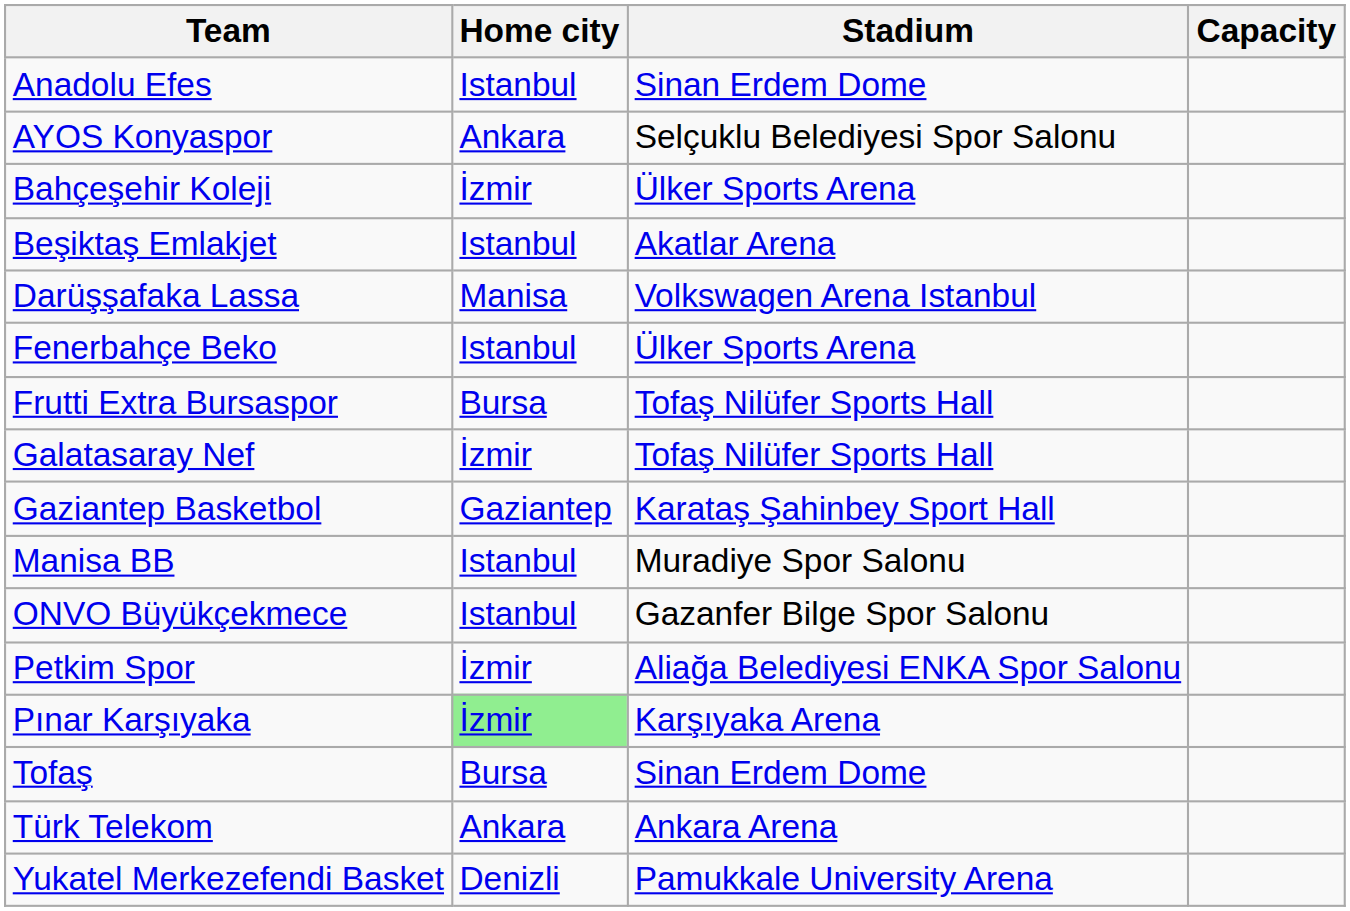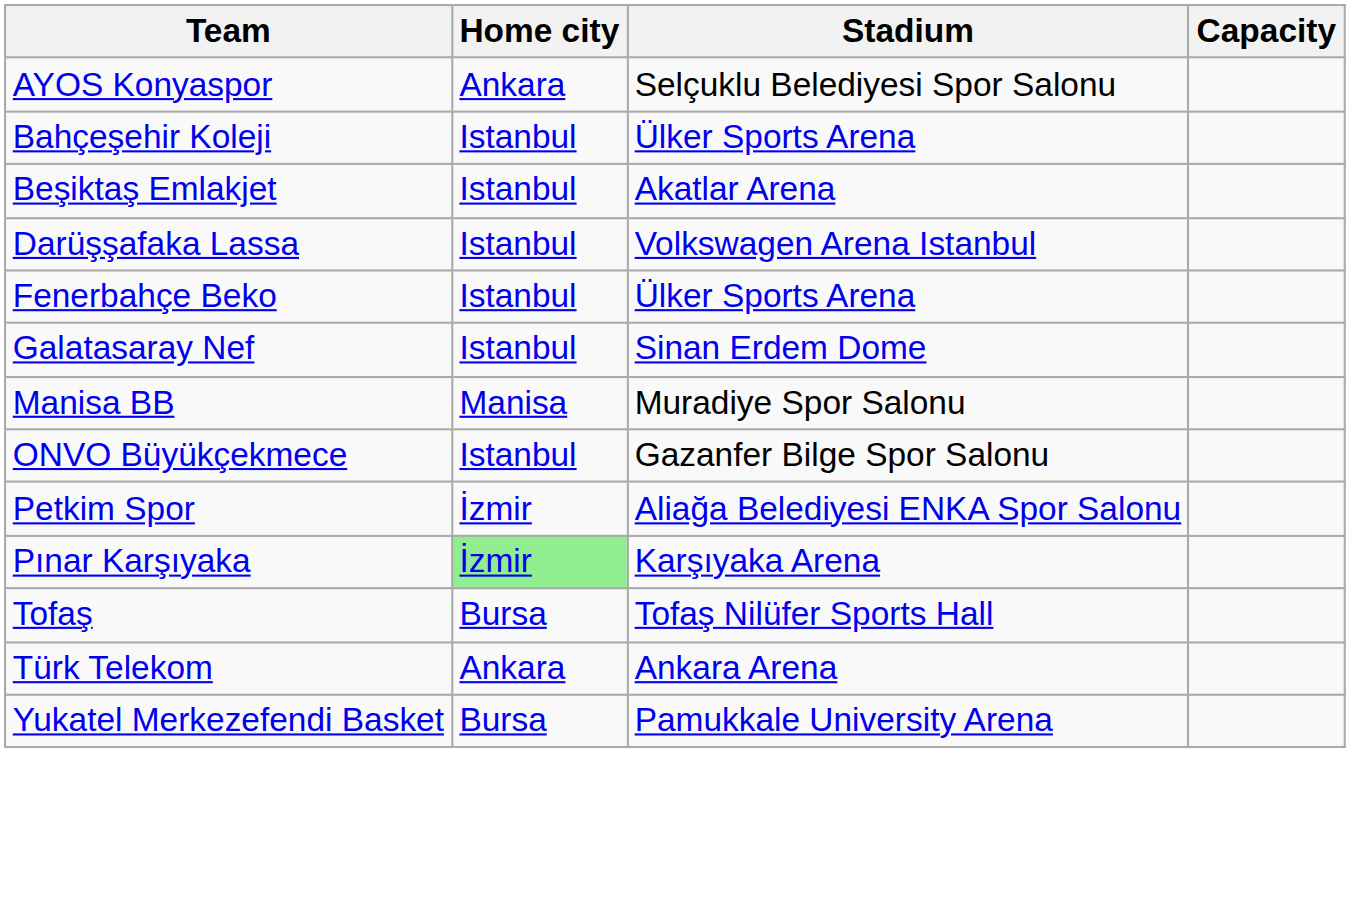- row: (112, 84)
(496, 190) İzmir -> (518, 137) Istanbul
(513, 296) Manisa -> (518, 243) Istanbul
- row: (175, 402)
(496, 455) İzmir -> (518, 349) Istanbul
(814, 455) Tofaş Nilüfer Sports Hall -> (781, 349) Sinan Erdem Dome
- row: (167, 508)
(518, 561) Istanbul -> (513, 402) Manisa
(781, 773) Sinan Erdem Dome -> (814, 614) Tofaş Nilüfer Sports Hall
(510, 879) Denizli -> (503, 720) Bursa
